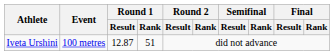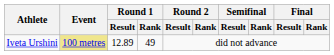(84, 43) no background -> (84, 43) khaki background
(122, 43) 12.87 -> (122, 43) 12.89
(150, 43) 51 -> (150, 43) 49
